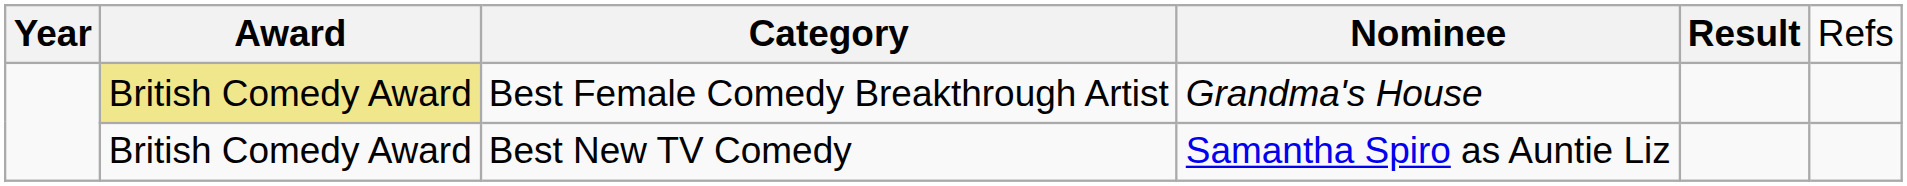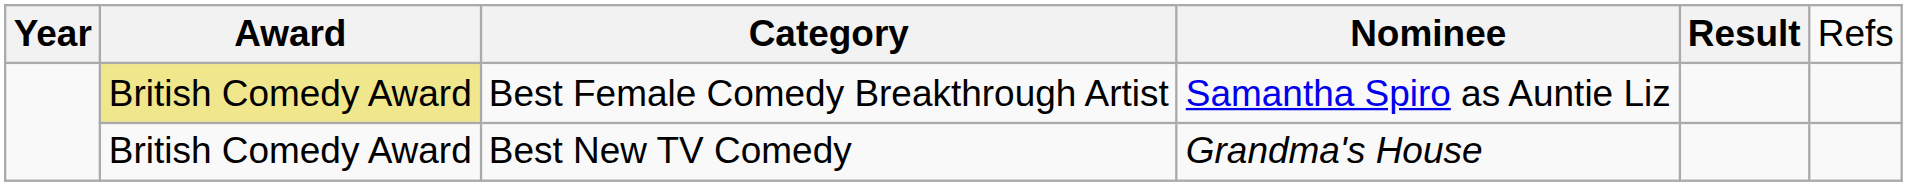(1334, 92) Grandma's House -> (1428, 92) Samantha Spiro as Auntie Liz
(1428, 151) Samantha Spiro as Auntie Liz -> (1334, 151) Grandma's House
